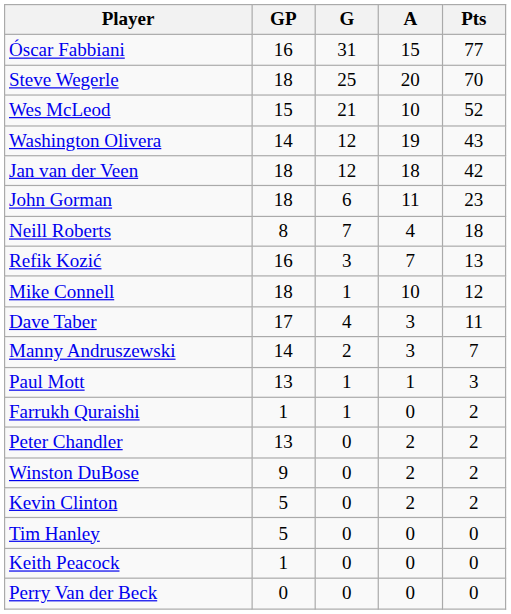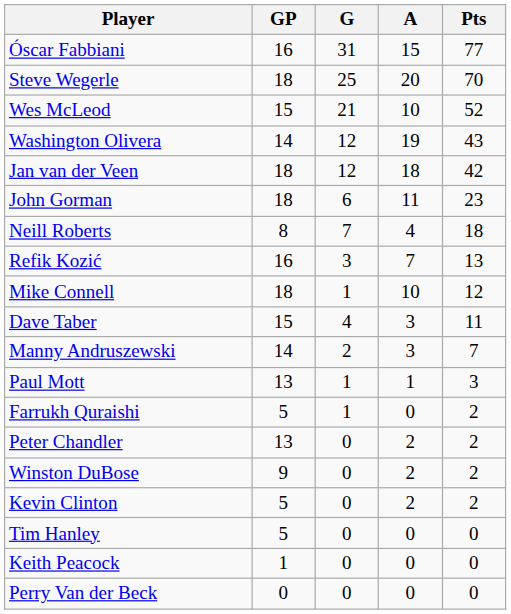(283, 321) 17 -> (283, 321) 15
(283, 412) 1 -> (283, 412) 5
